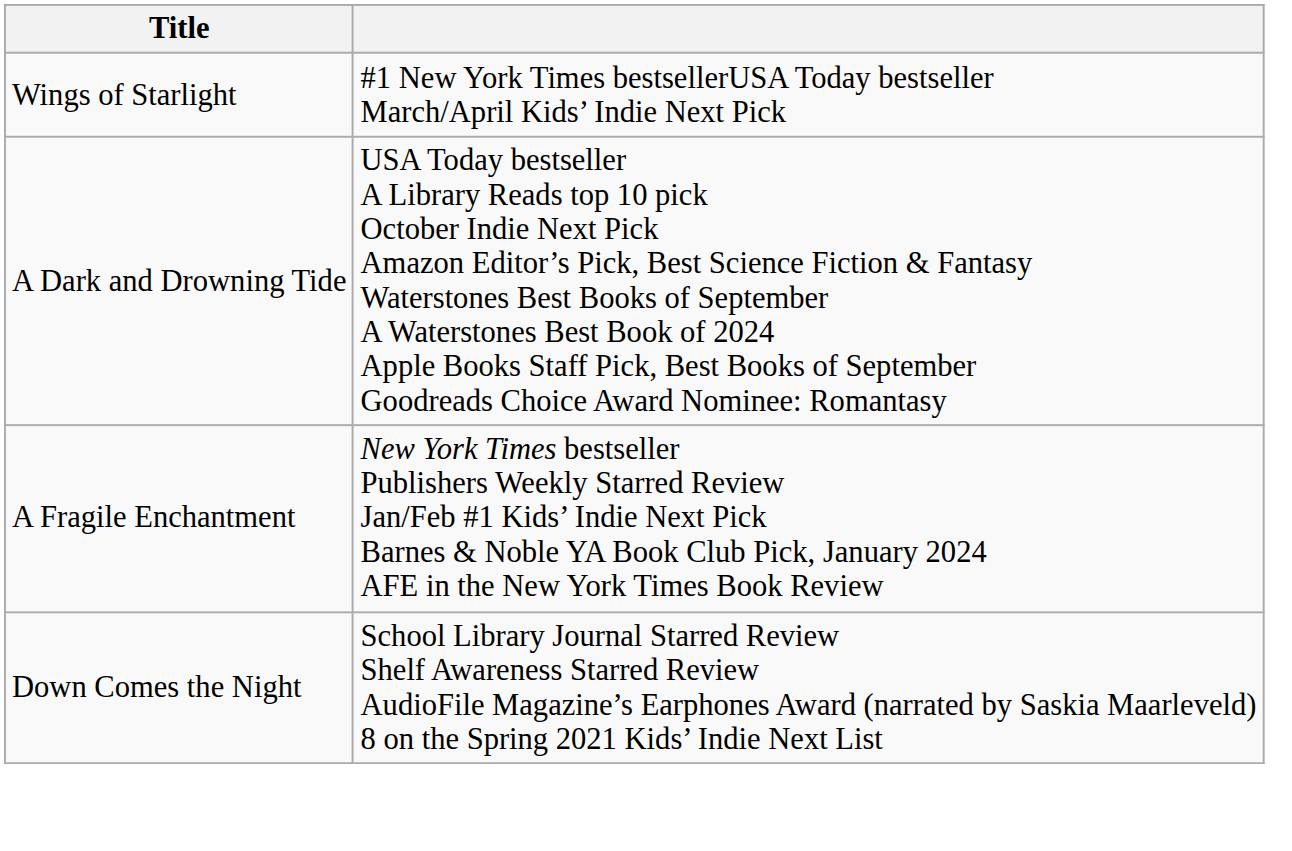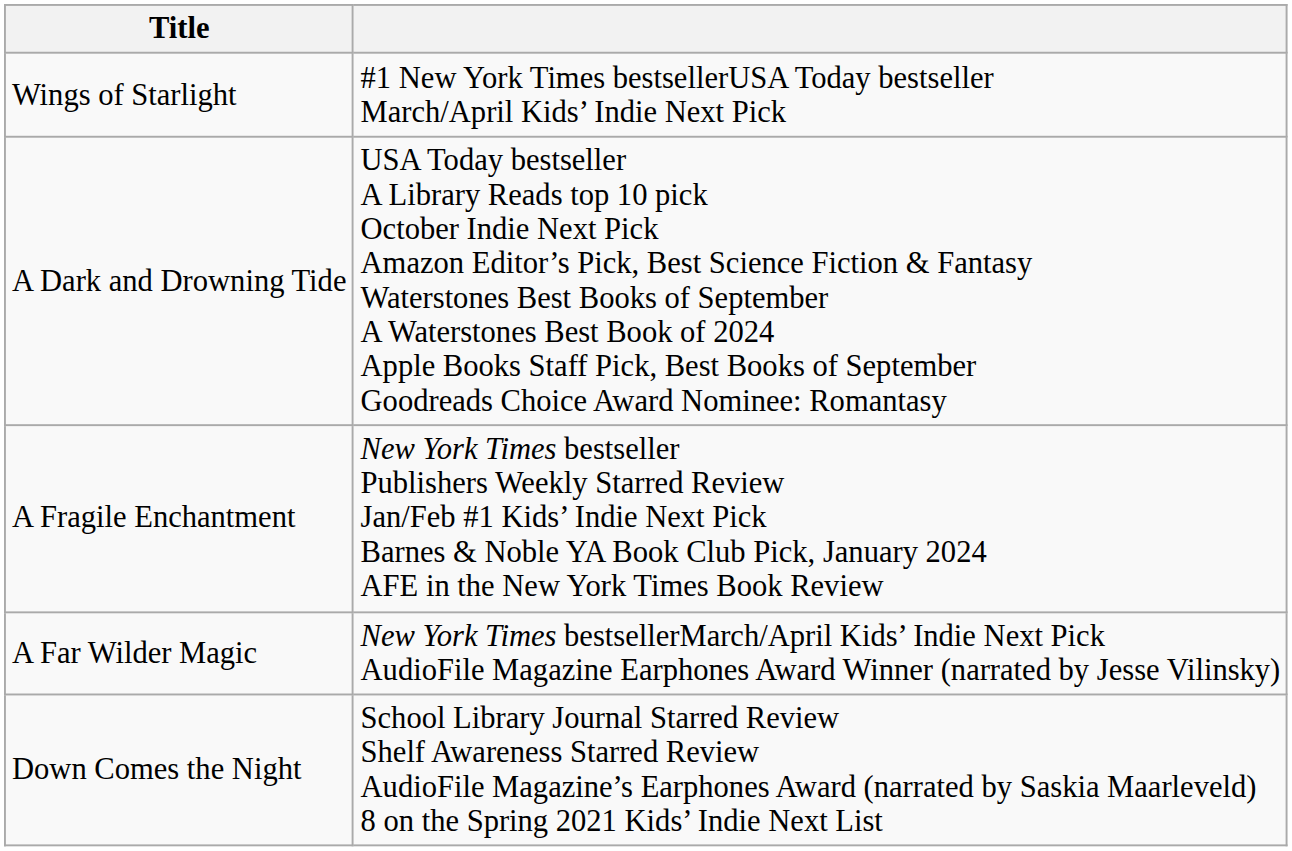+ row: (135, 652)
